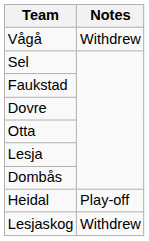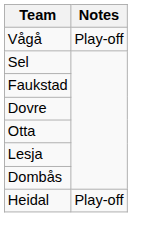(110, 39) Withdrew -> (99, 39) Play-off
- row: (41, 223)
